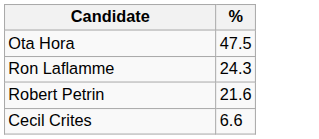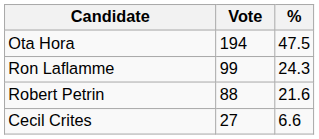+ column: (245, 17)
